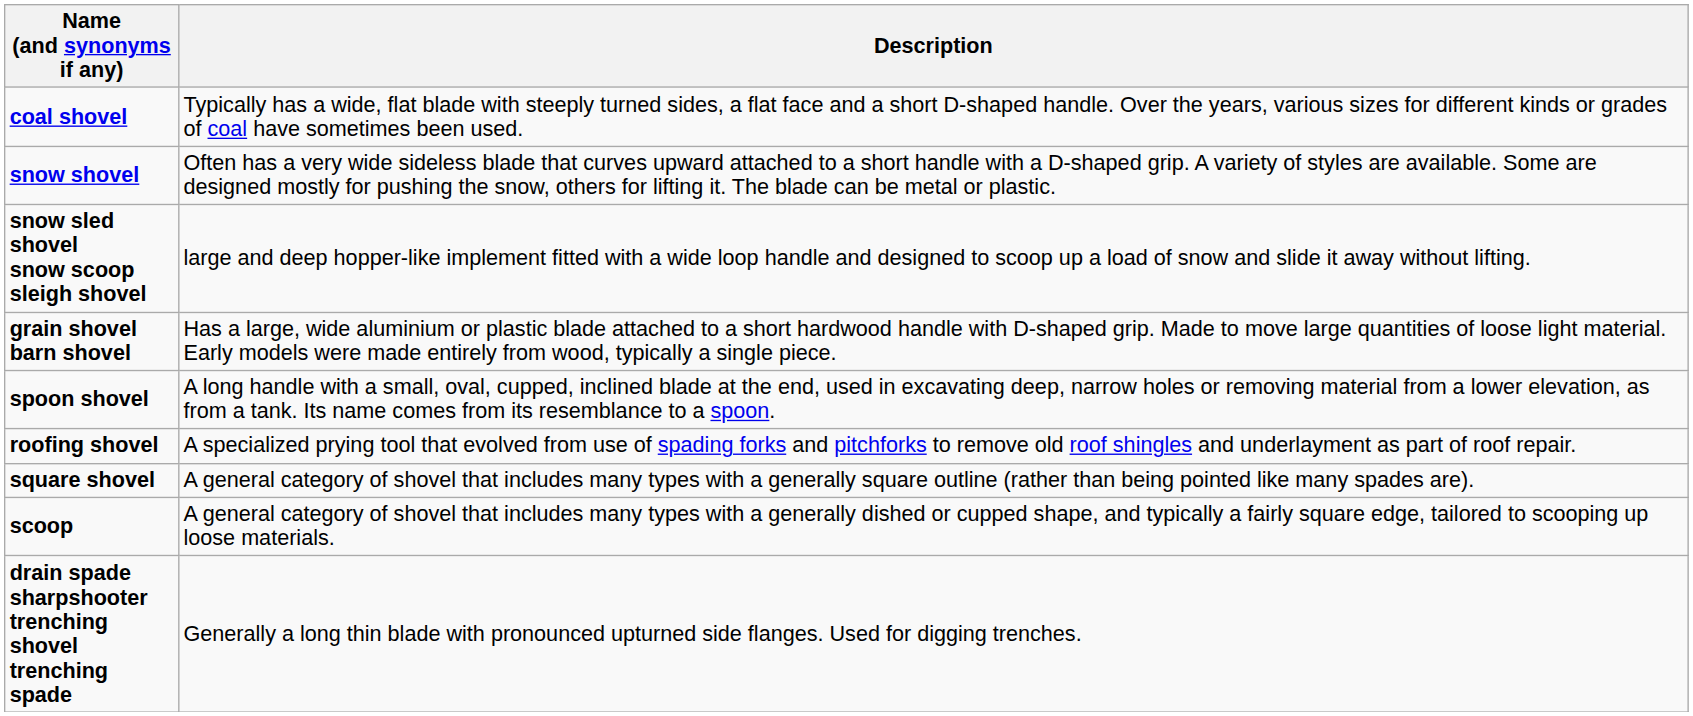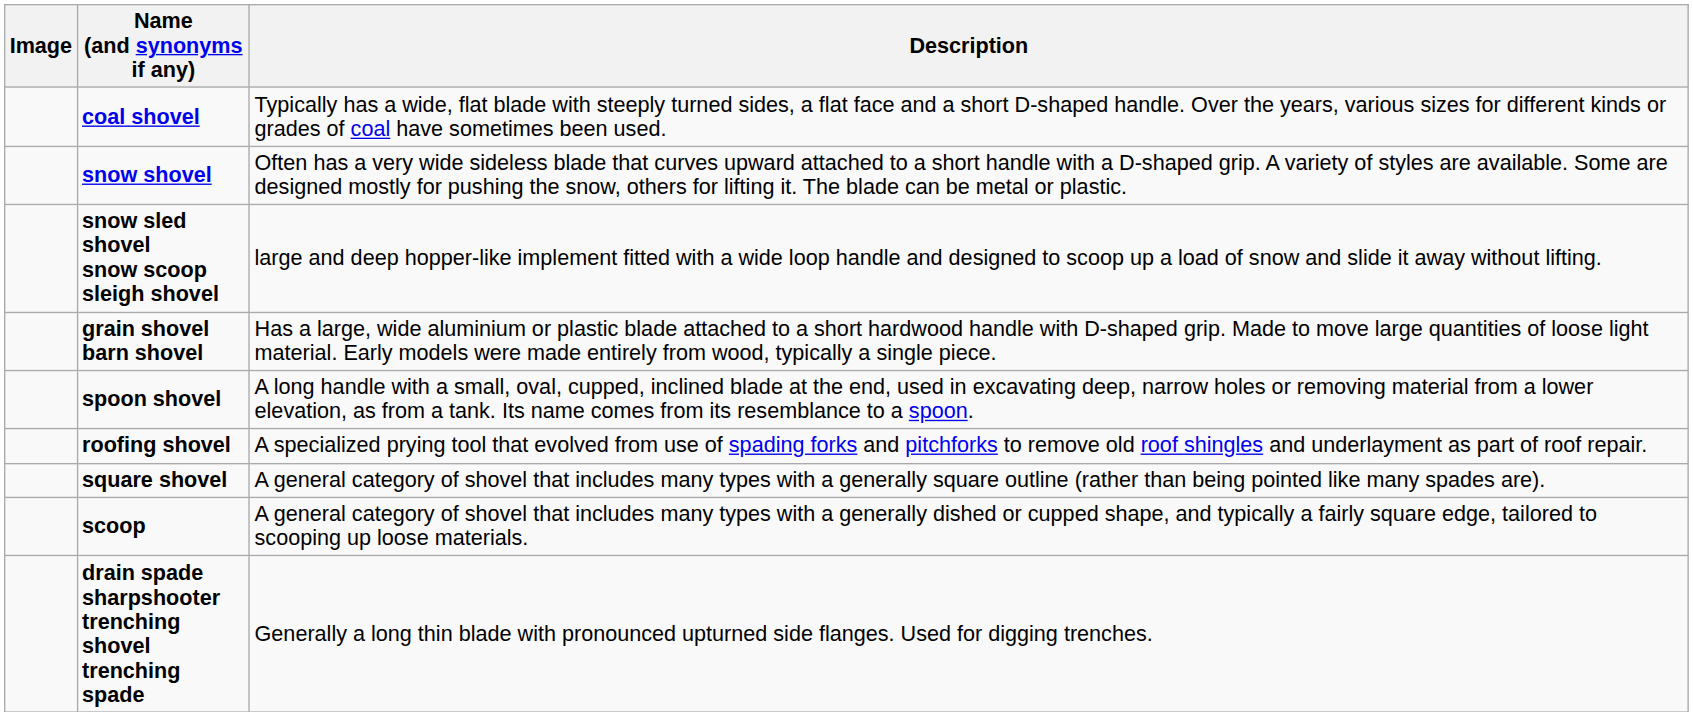+ column: (41, 45)
